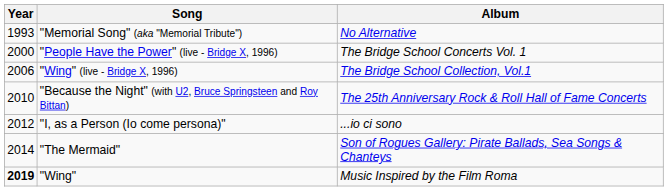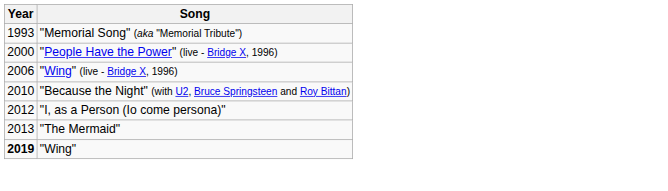- column: (500, 14)
(21, 150) 2014 -> (21, 129) 2013
